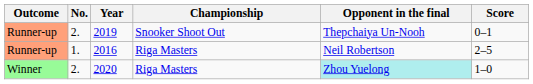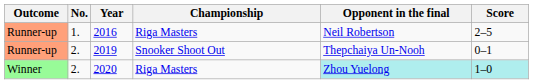rows swapped: (105, 50) <-> (105, 32)
(483, 69) no background -> (483, 69) paleturquoise background
